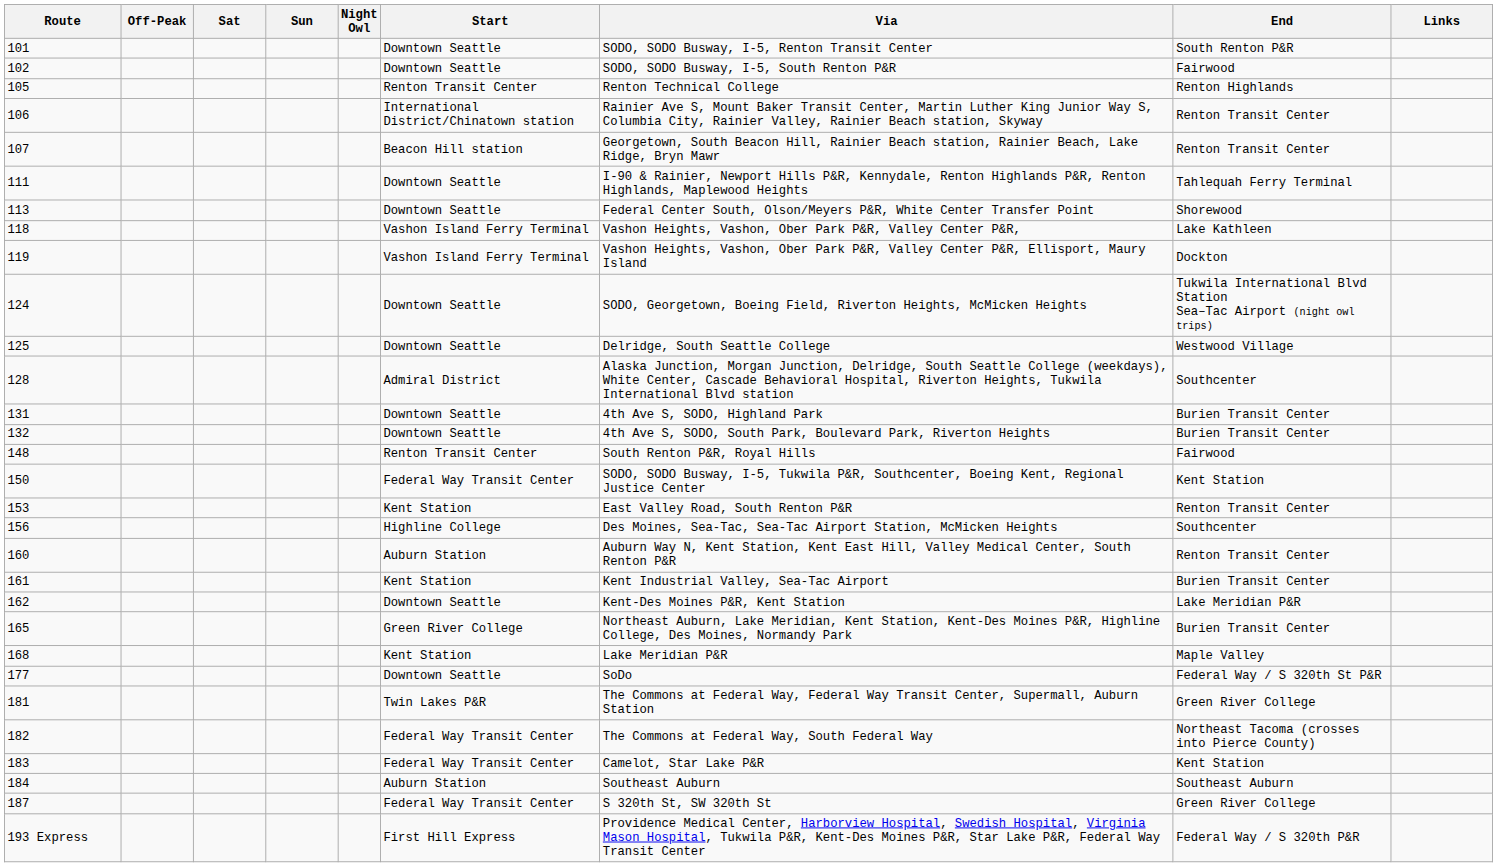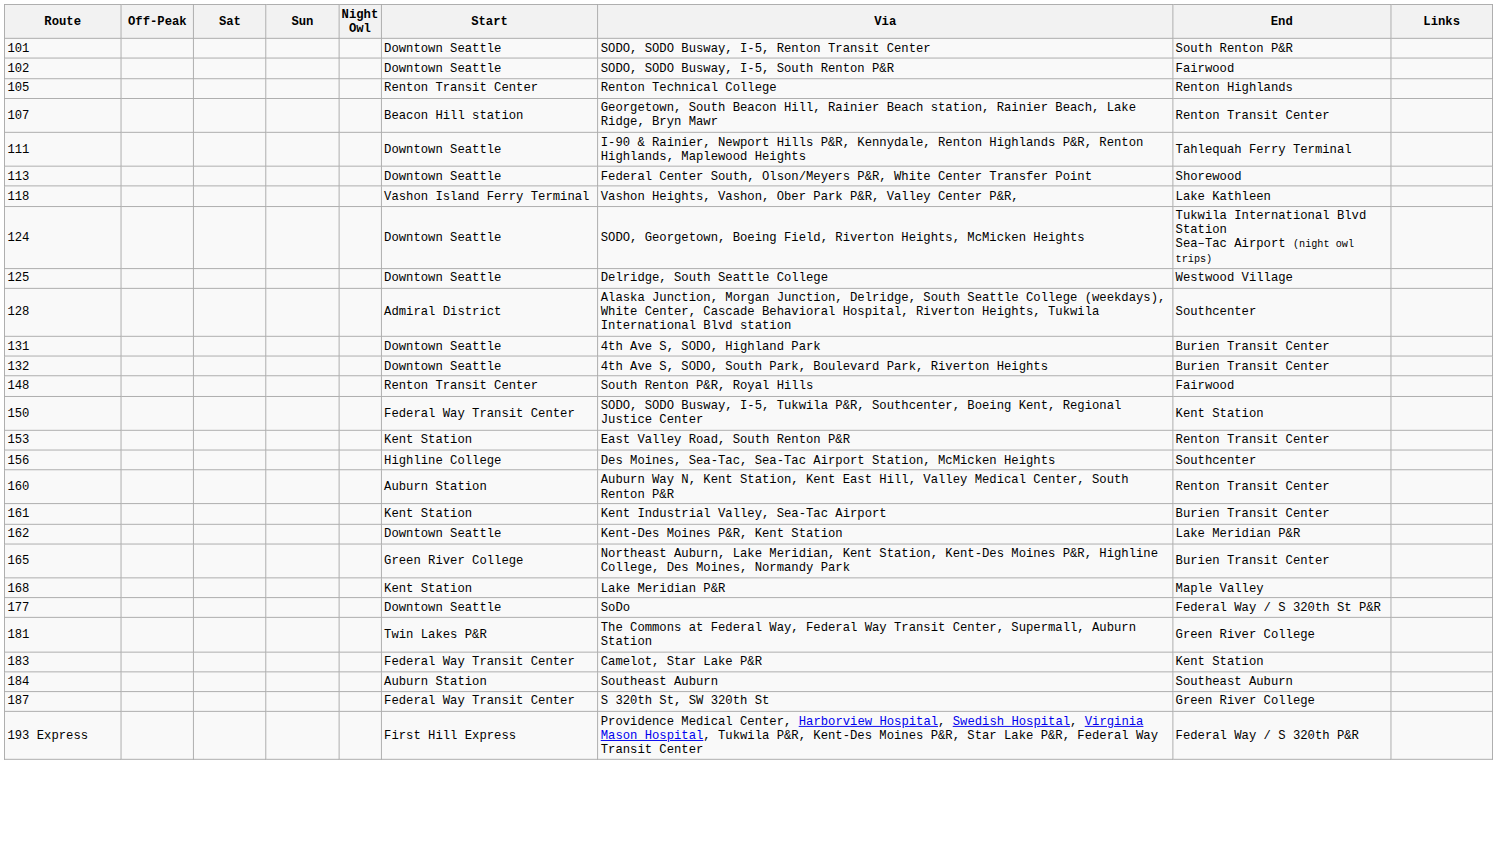- row: (18, 115)
- row: (18, 257)
- row: (18, 737)
